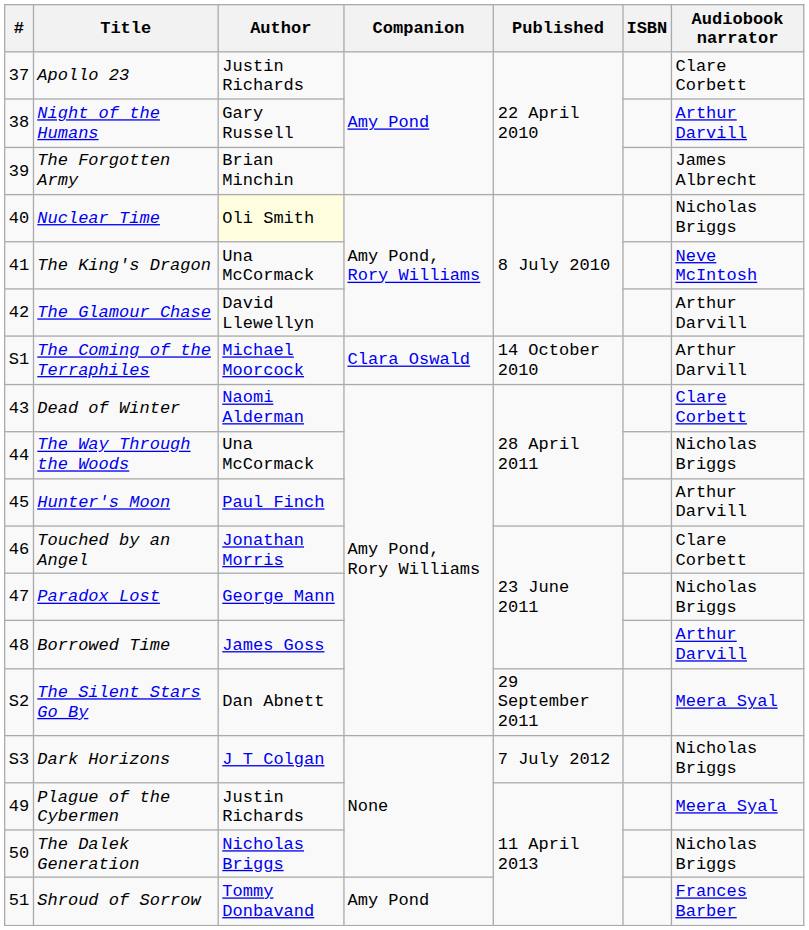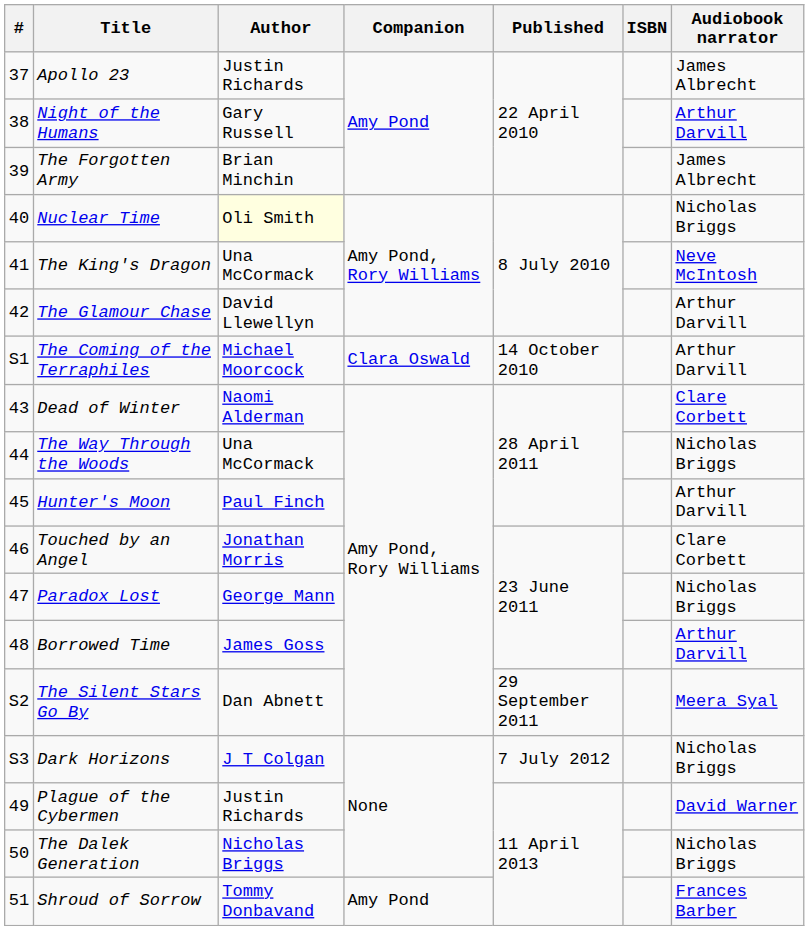(711, 76) Clare Corbett -> (716, 76) James Albrecht
(727, 806) Meera Syal -> (737, 806) David Warner
